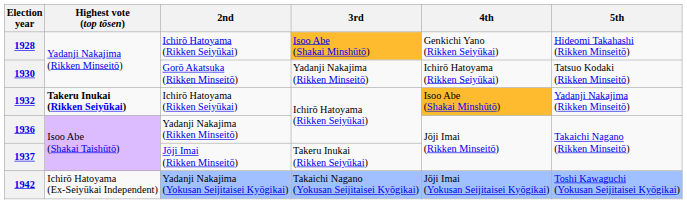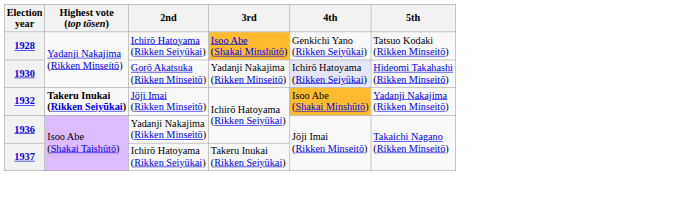(594, 46) Hideomi Takahashi (Rikken Minseitō) -> (411, 46) Tatsuo Kodaki (Rikken Minseitō)
(461, 73) no background -> (329, 73) lavender background
(592, 73) Tatsuo Kodaki (Rikken Minseitō) -> (413, 73) Hideomi Takahashi (Rikken Minseitō)
(200, 101) Ichirō Hatoyama (Rikken Seiyūkai) -> (168, 101) Jōji Imai (Rikken Minseitō)
(200, 157) Jōji Imai (Rikken Minseitō) -> (168, 157) Ichirō Hatoyama (Rikken Seiyūkai)
- row: (25, 184)
